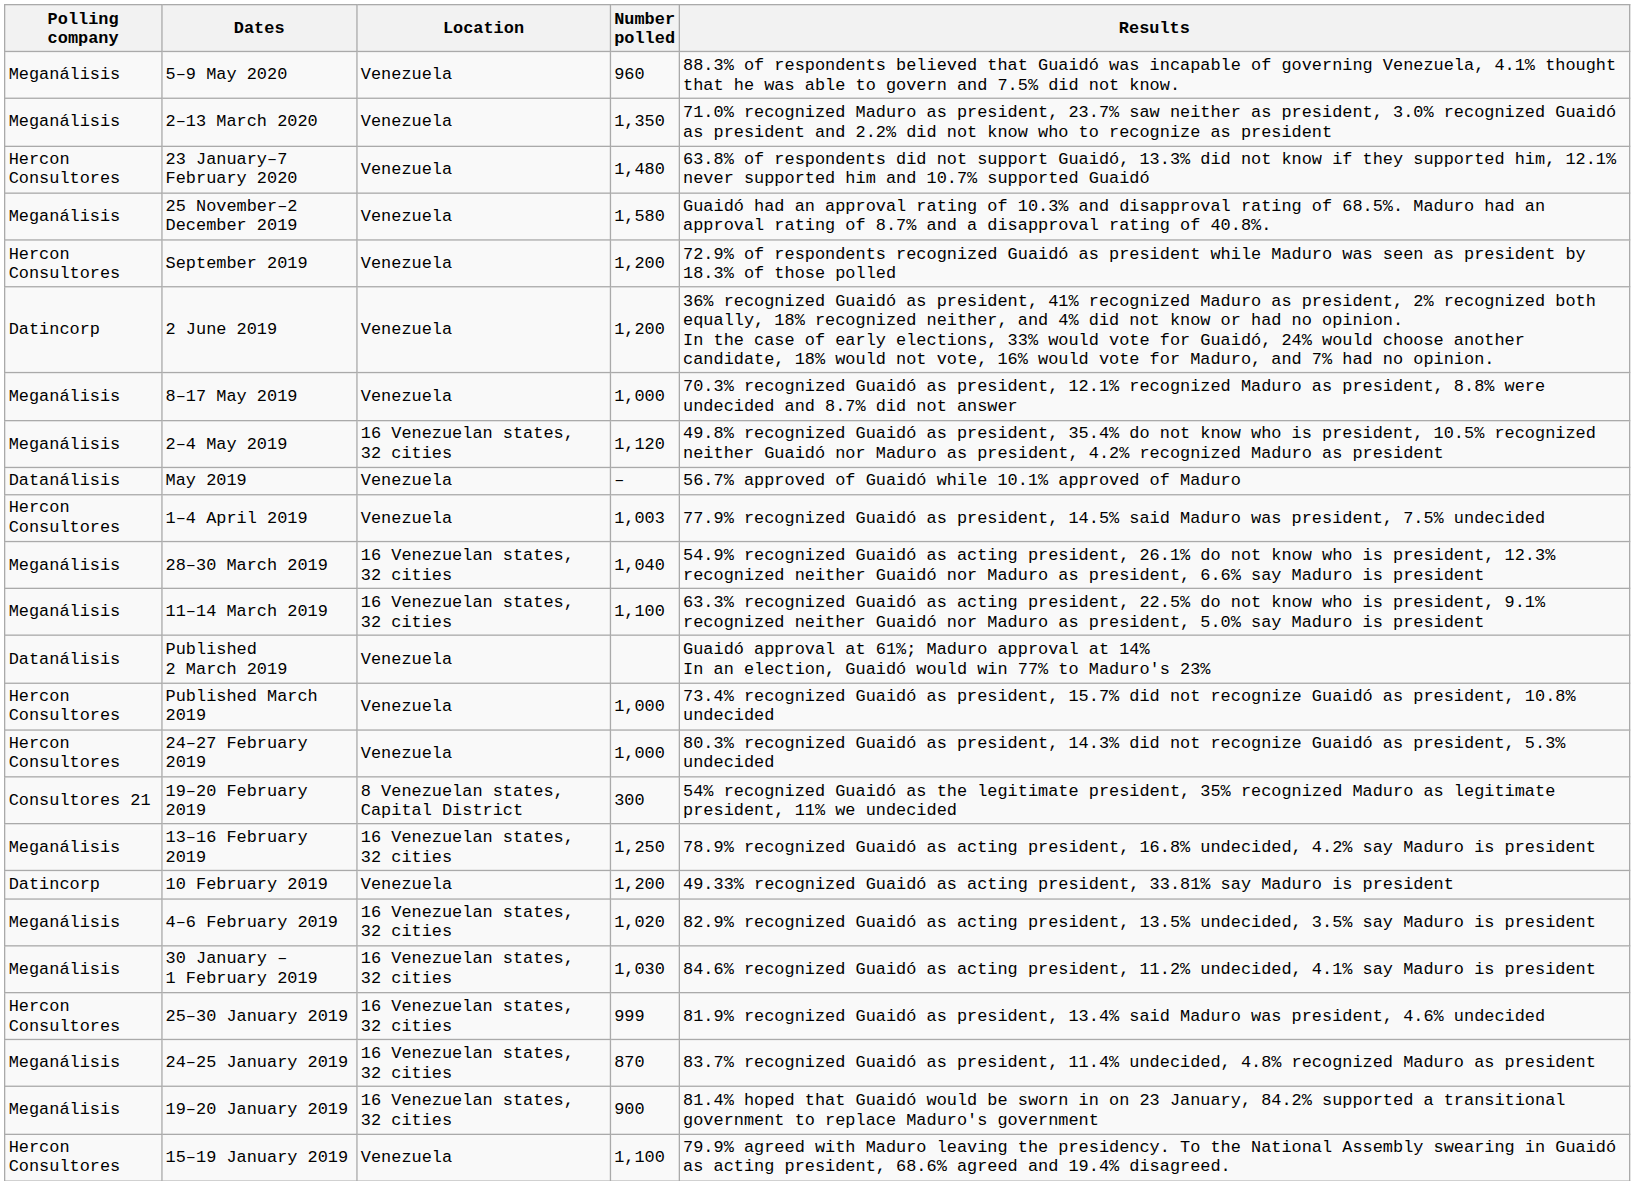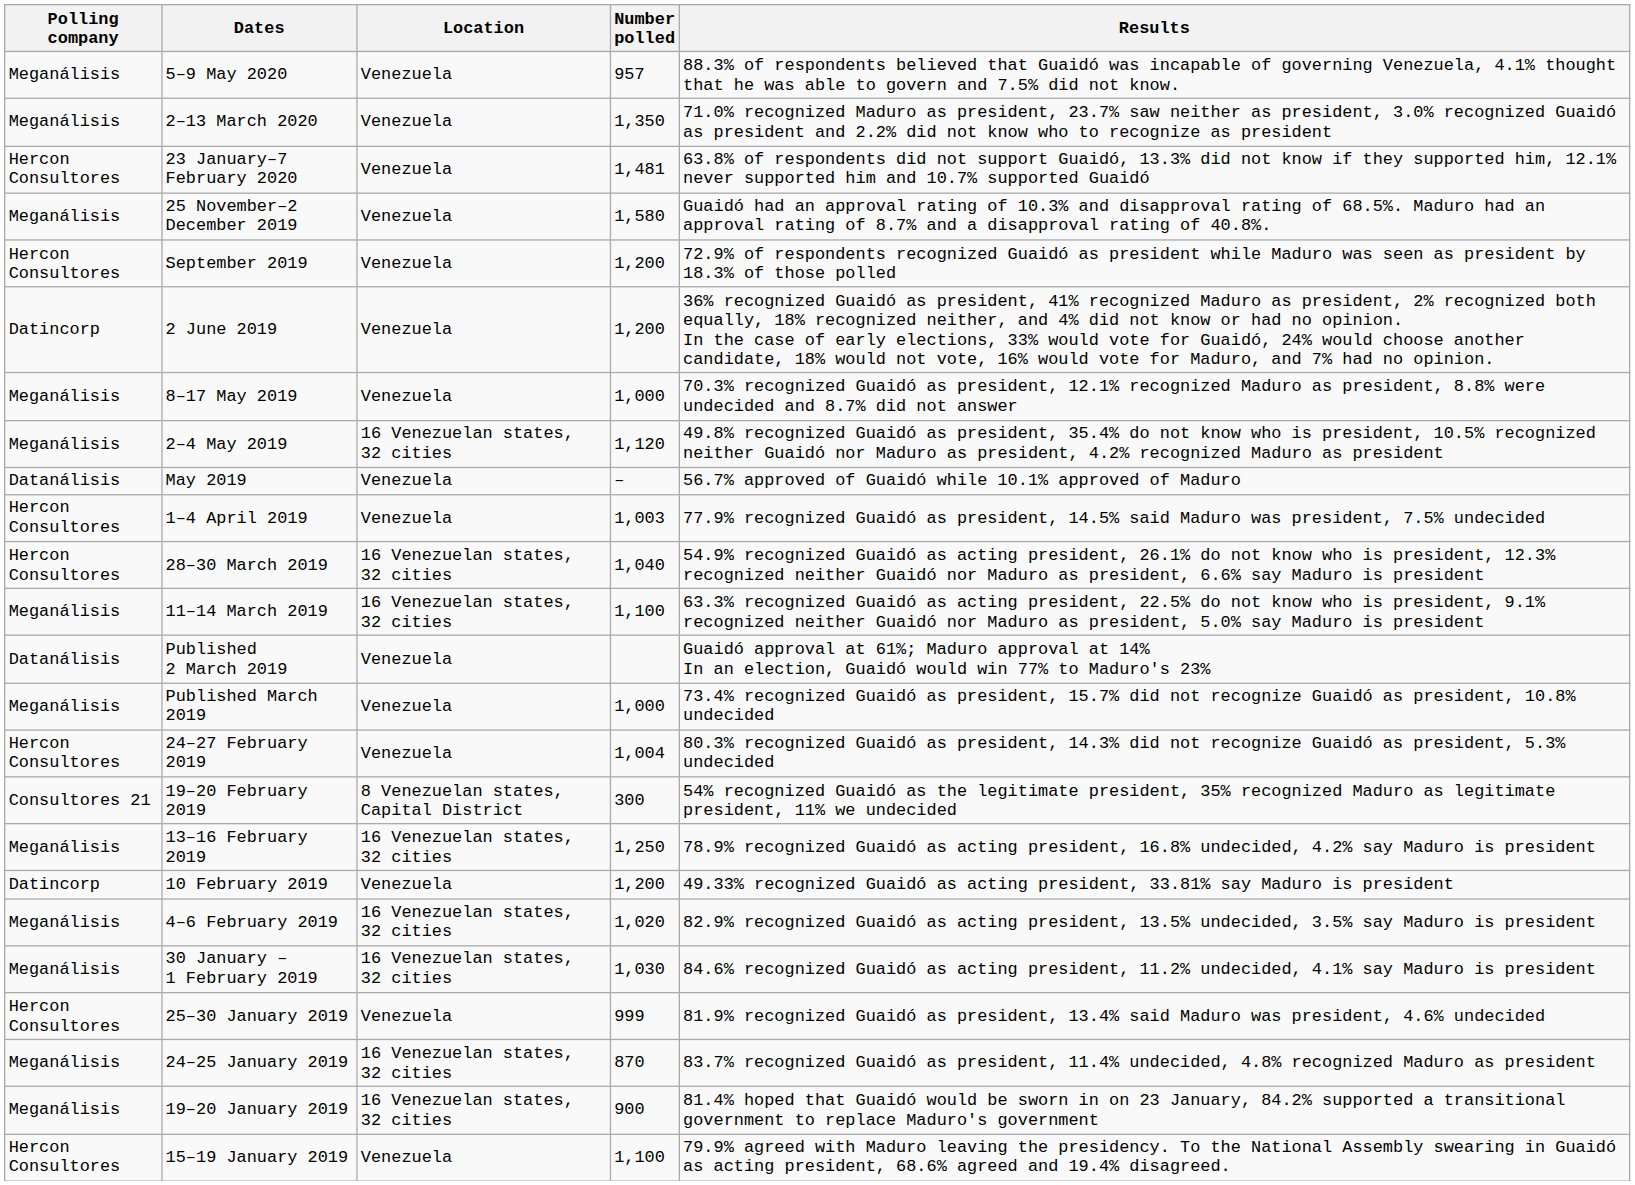(629, 75) 960 -> (629, 75) 957
(640, 169) 1,480 -> (640, 169) 1,481
(64, 565) Meganálisis -> (64, 565) Hercon Consultores
(64, 706) Hercon Consultores -> (64, 706) Meganálisis
(640, 753) 1,000 -> (640, 753) 1,004
(467, 1016) 16 Venezuelan states, 32 cities -> (406, 1016) Venezuela
